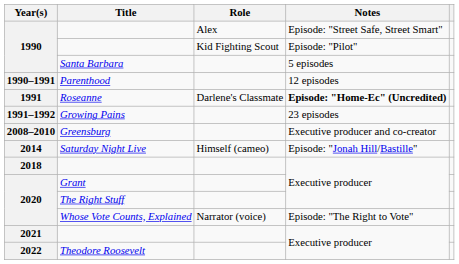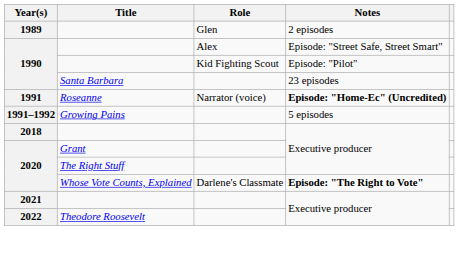+ row: (31, 30)
(311, 64) 5 episodes -> (313, 81) 23 episodes
- row: (31, 81)
(240, 98) Darlene's Classmate -> (231, 98) Narrator (voice)
(313, 115) 23 episodes -> (311, 115) 5 episodes
- row: (31, 132)
- row: (31, 149)
(231, 217) Narrator (voice) -> (240, 183) Darlene's Classmate
(351, 217) normal -> (356, 183) bold
